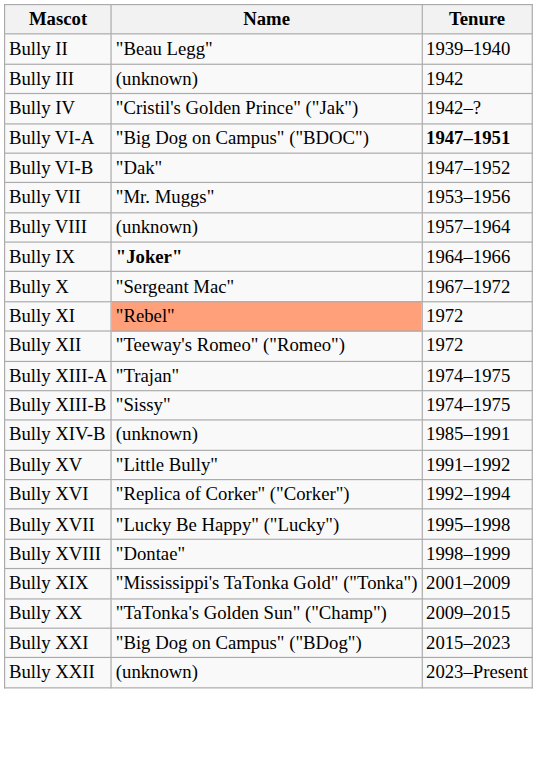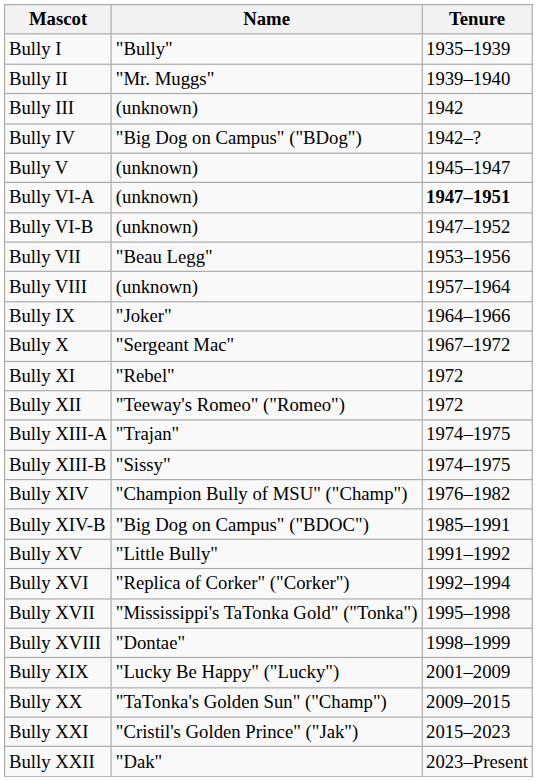+ row: (35, 49)
(164, 49) "Beau Legg" -> (165, 78) "Mr. Muggs"
(237, 108) "Cristil's Golden Prince" ("Jak") -> (239, 138) "Big Dog on Campus" ("BDog")
+ row: (39, 167)
(242, 138) "Big Dog on Campus" ("BDOC") -> (157, 197) (unknown)
(139, 167) "Dak" -> (157, 227) (unknown)
(165, 197) "Mr. Muggs" -> (164, 256) "Beau Legg"
(149, 256) bold -> (144, 316) normal
(145, 316) lightsalmon background -> (145, 375) no background
+ row: (49, 494)
(157, 434) (unknown) -> (242, 524) "Big Dog on Campus" ("BDOC")
(228, 524) "Lucky Be Happy" ("Lucky") -> (267, 613) "Mississippi's TaTonka Gold" ("Tonka")
(267, 583) "Mississippi's TaTonka Gold" ("Tonka") -> (228, 672) "Lucky Be Happy" ("Lucky")
(239, 642) "Big Dog on Campus" ("BDog") -> (237, 731) "Cristil's Golden Prince" ("Jak")
(157, 672) (unknown) -> (139, 761) "Dak"
